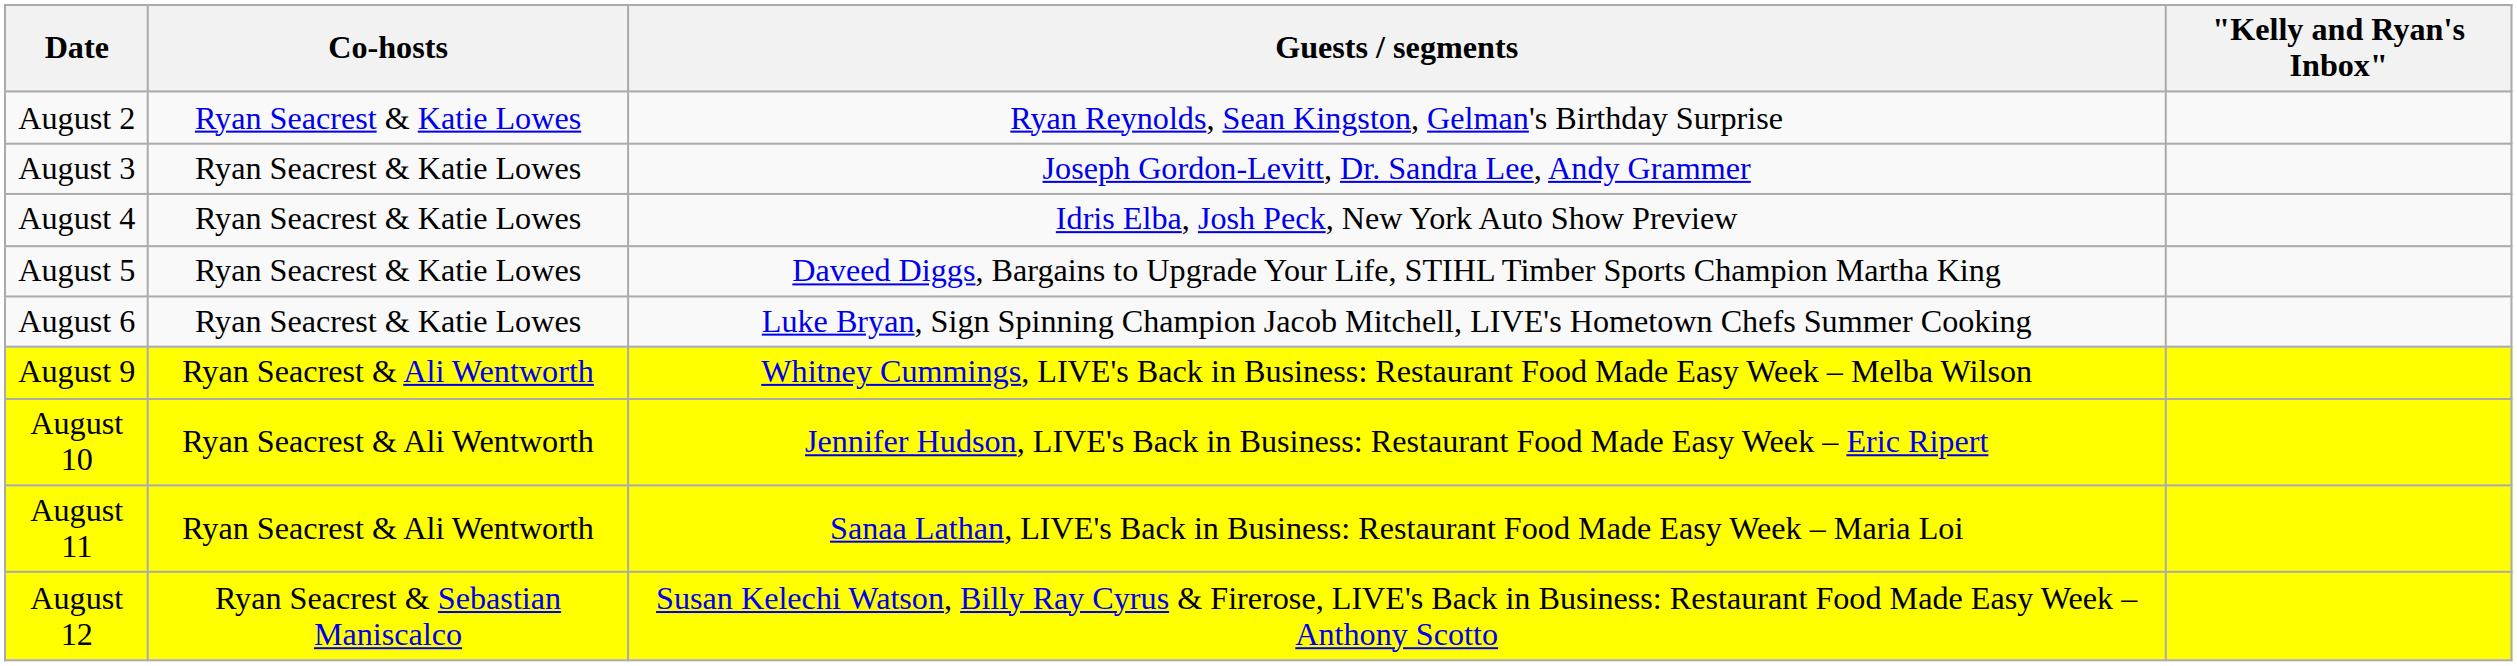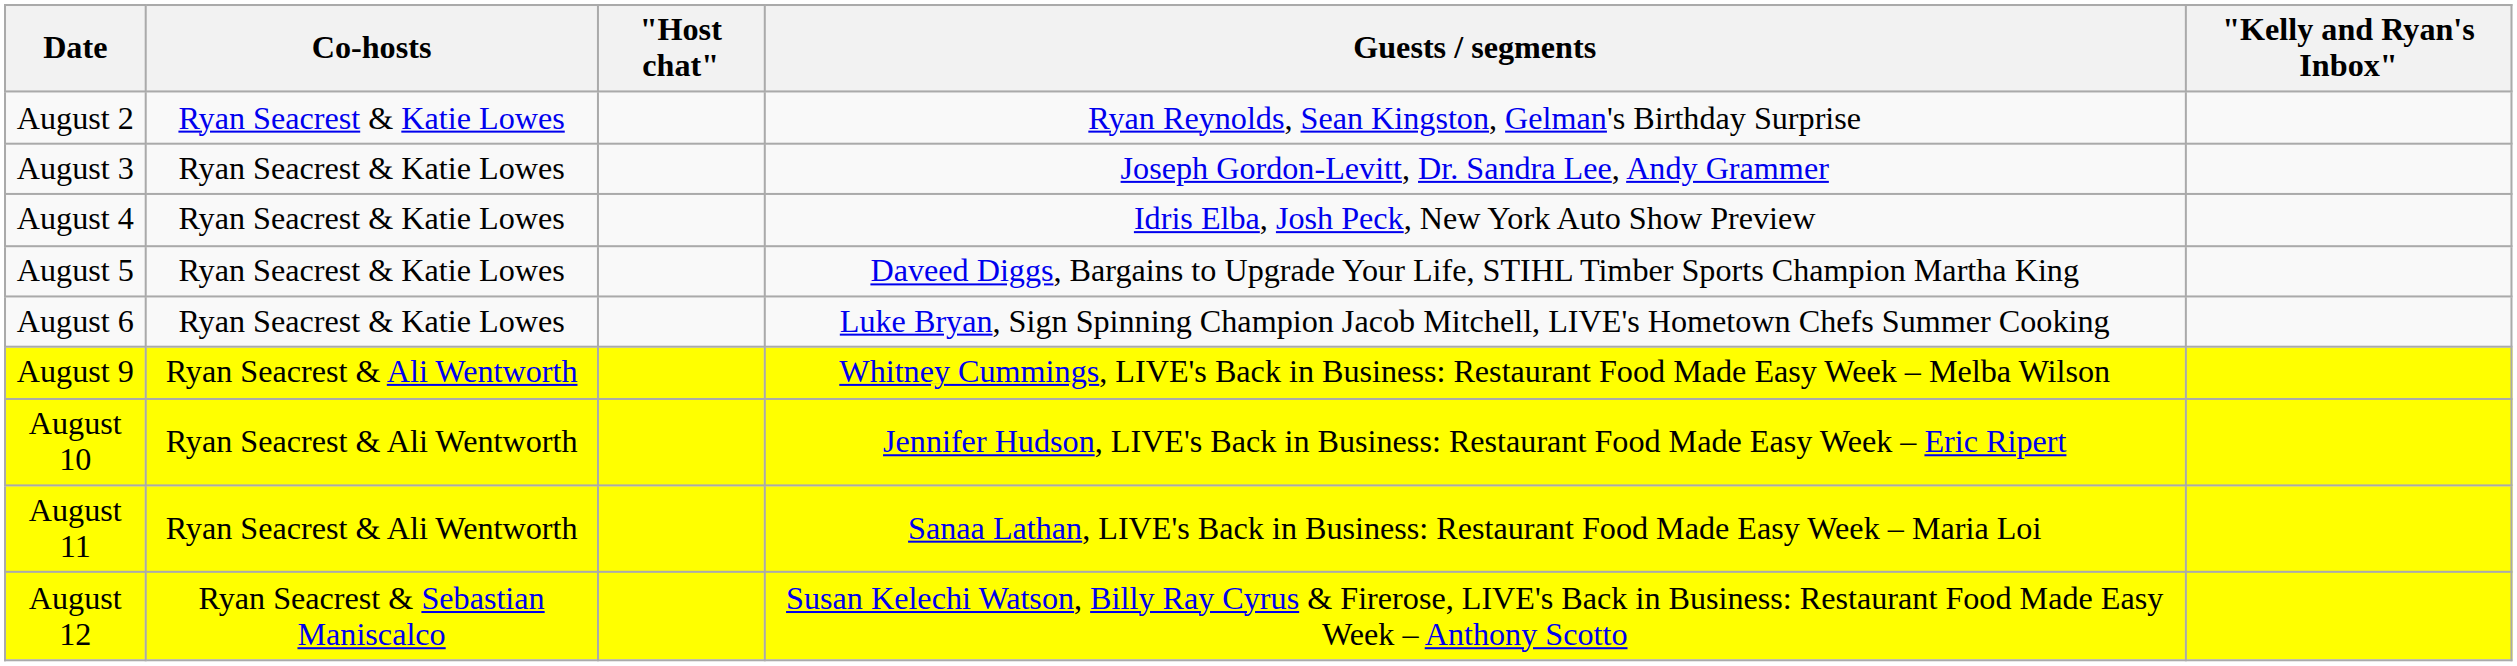+ column: (681, 48)
